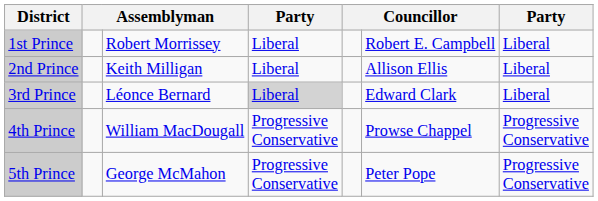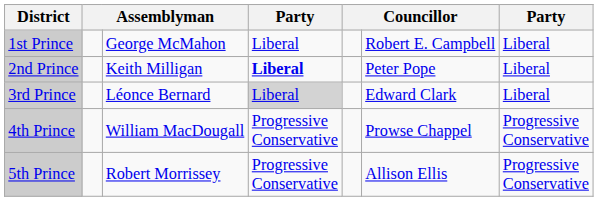(163, 43) Robert Morrissey -> (166, 43) George McMahon
(275, 69) normal -> (278, 69) bold
(406, 69) Allison Ellis -> (400, 69) Peter Pope
(166, 174) George McMahon -> (163, 174) Robert Morrissey
(400, 174) Peter Pope -> (406, 174) Allison Ellis
